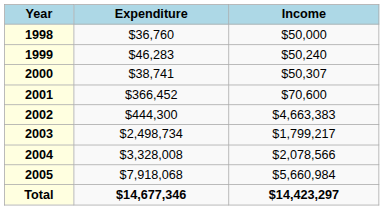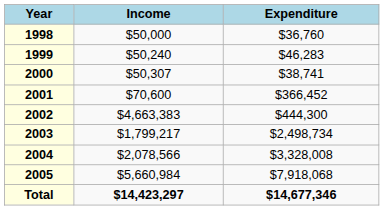columns swapped: (304, 14) <-> (151, 14)
